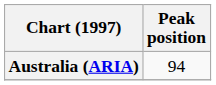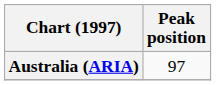(176, 65) 94 -> (176, 65) 97
